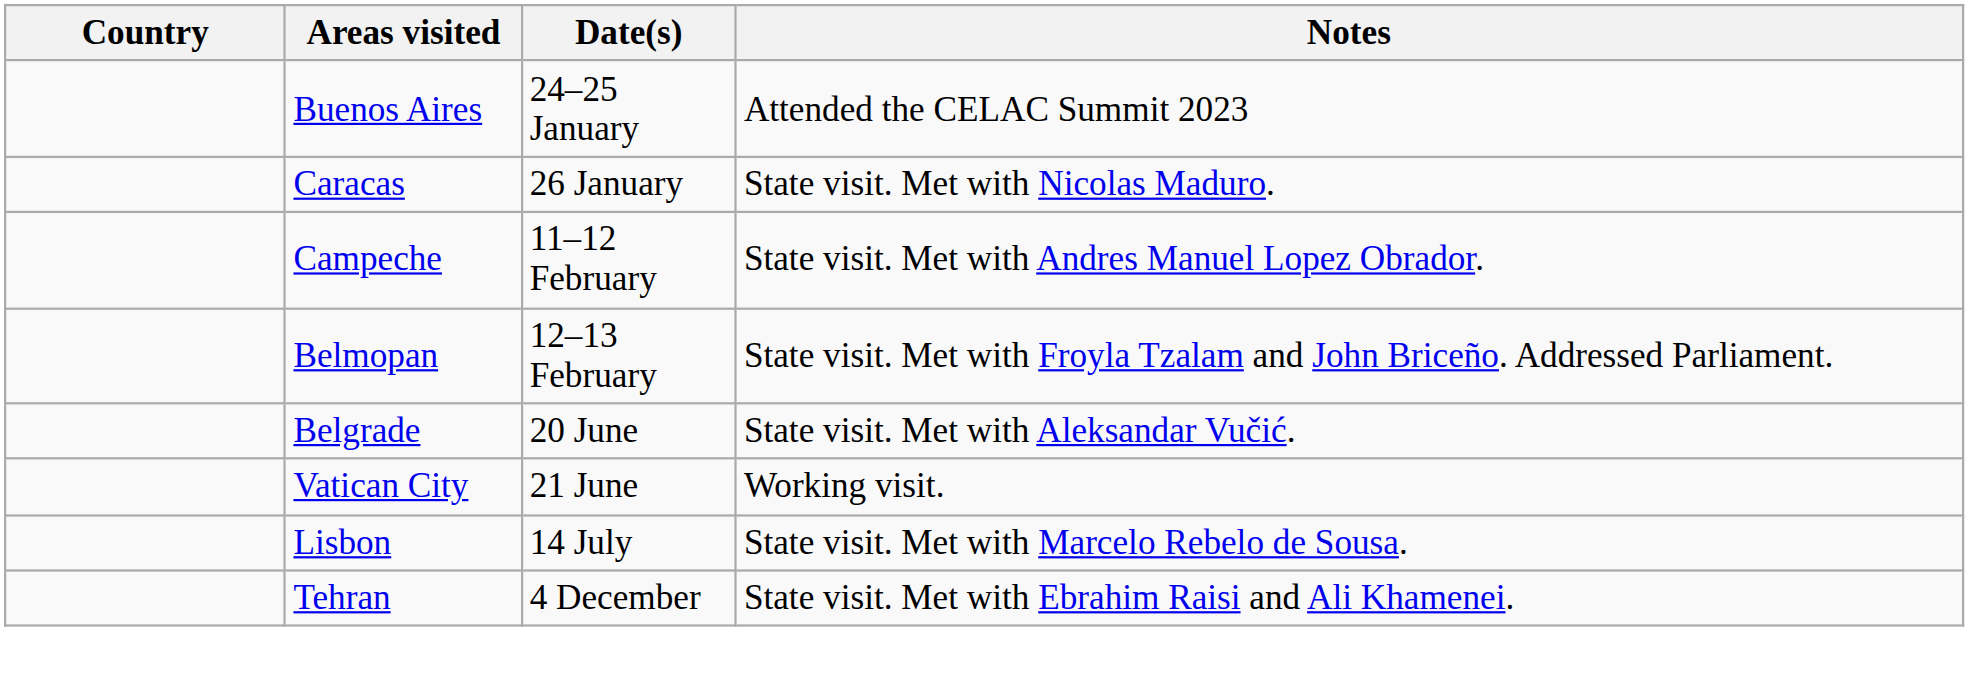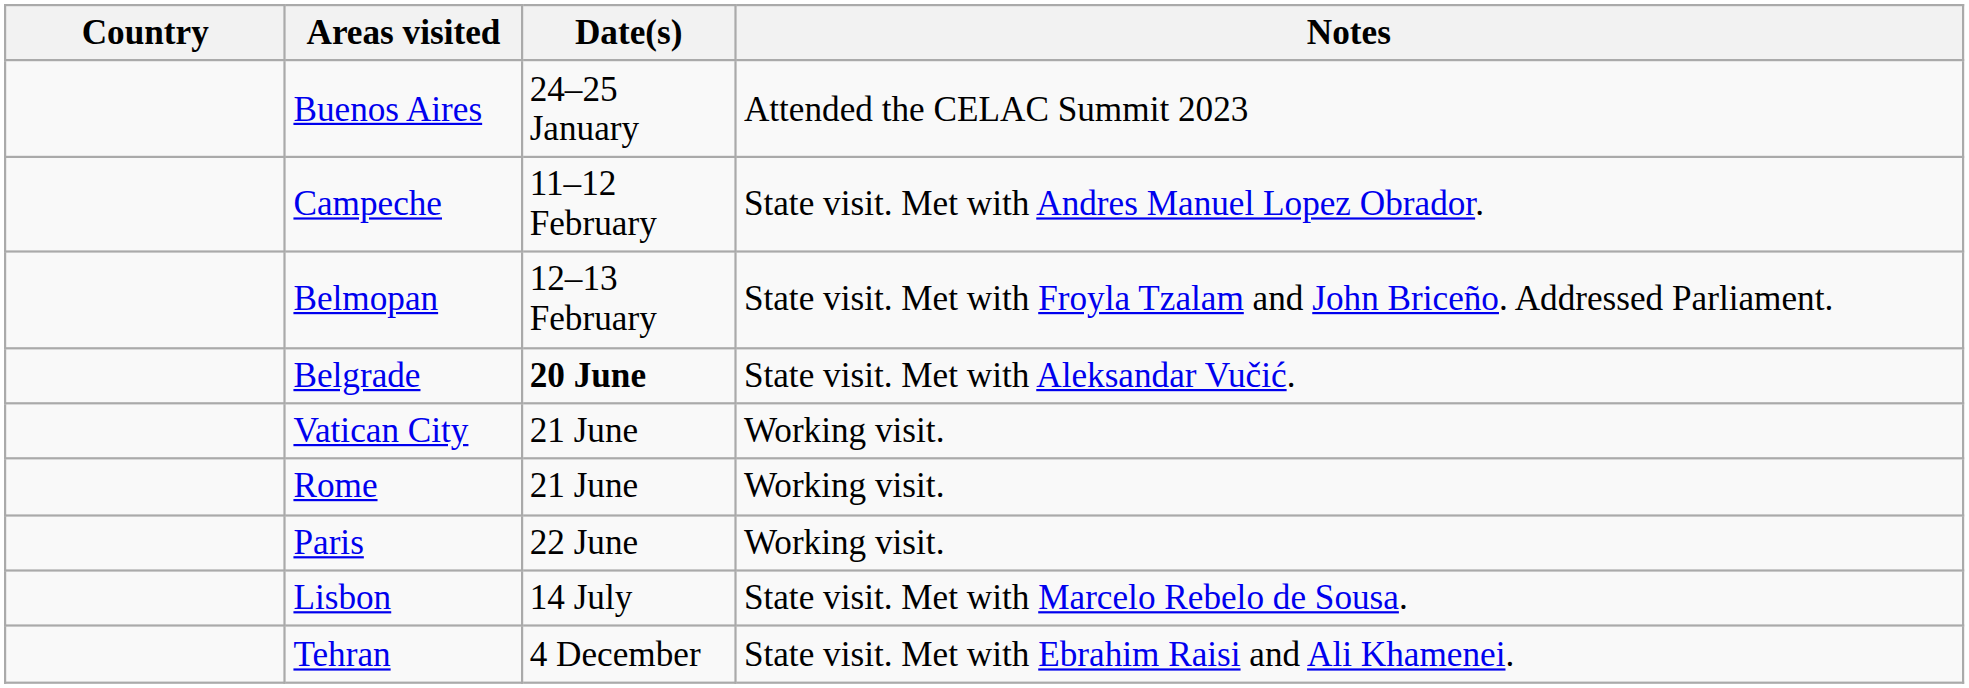- row: (349, 183)
(584, 430) normal -> (588, 374) bold
+ row: (335, 486)
+ row: (329, 541)
